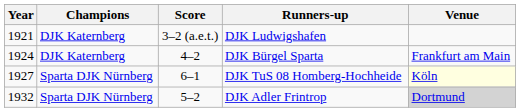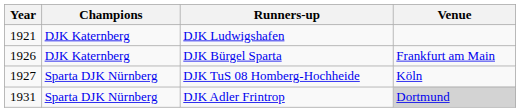- column: (190, 14)
(21, 55) 1924 -> (23, 55) 1926
(424, 76) lightyellow background -> (409, 76) no background
(21, 96) 1932 -> (23, 96) 1931
